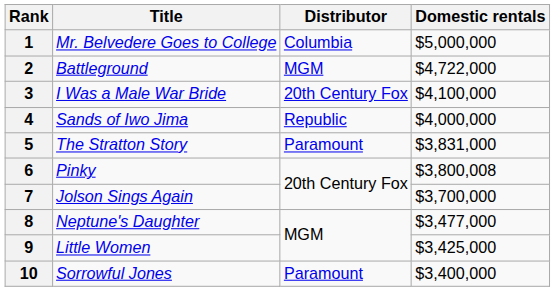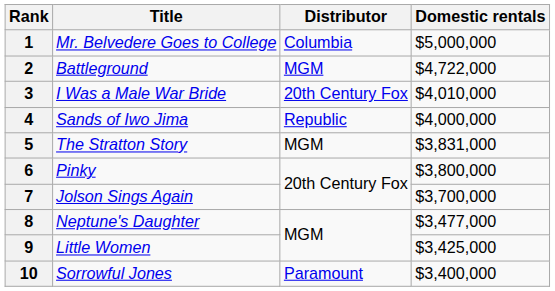(456, 94) $4,100,000 -> (456, 94) $4,010,000
(323, 145) Paramount -> (304, 145) MGM
(456, 171) $3,800,008 -> (456, 171) $3,800,000
